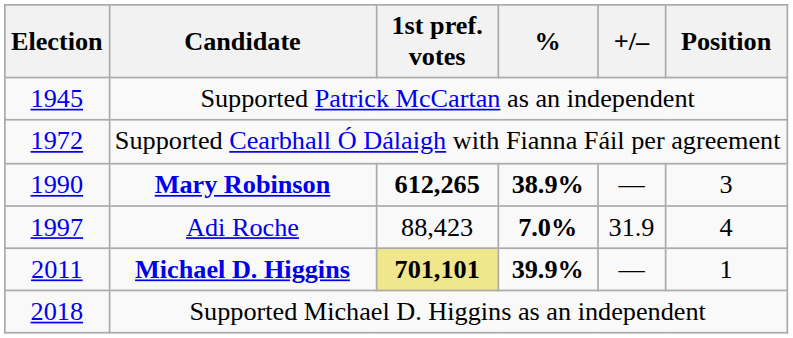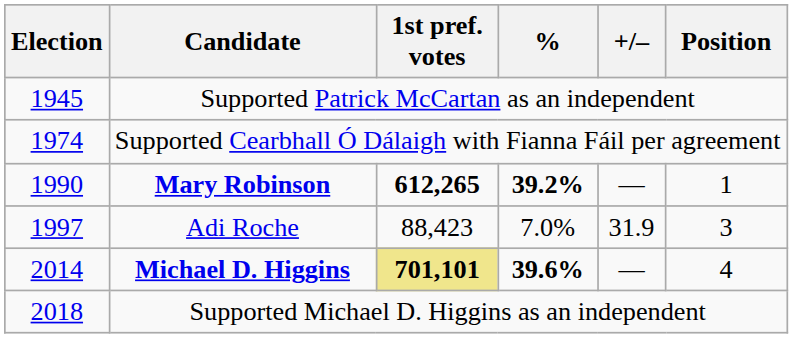(57, 140) 1972 -> (57, 140) 1974
(548, 183) 38.9% -> (548, 183) 39.2%
(726, 183) 3 -> (726, 183) 1
(548, 225) bold -> (548, 225) normal
(726, 225) 4 -> (726, 225) 3
(57, 268) 2011 -> (57, 268) 2014
(548, 268) 39.9% -> (548, 268) 39.6%
(726, 268) 1 -> (726, 268) 4
